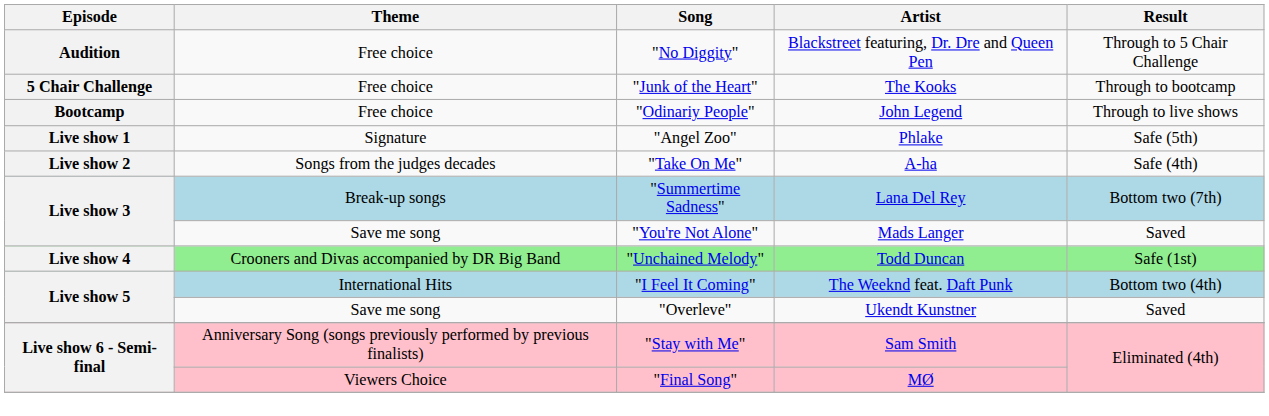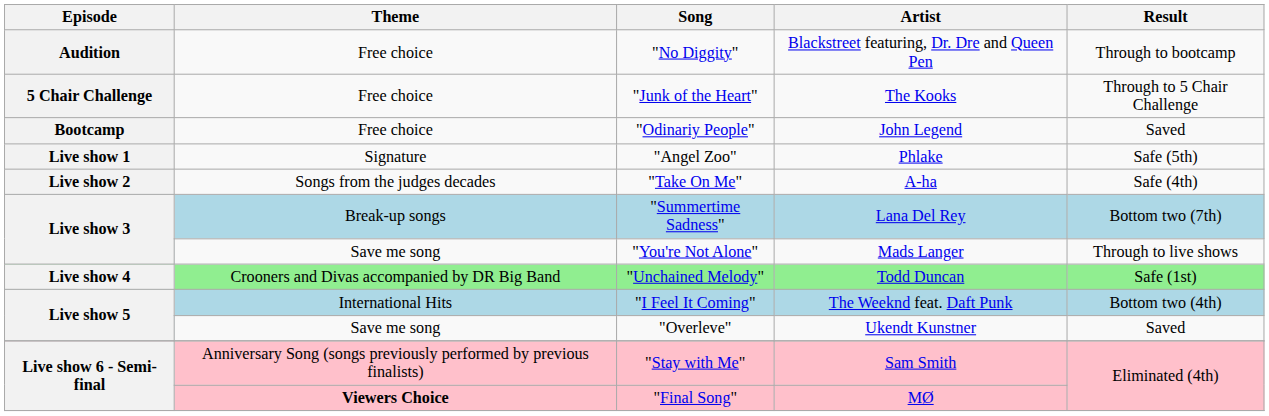(1166, 52) Through to 5 Chair Challenge -> (1166, 52) Through to bootcamp
(1166, 86) Through to bootcamp -> (1166, 95) Through to 5 Chair Challenge
(1166, 112) Through to live shows -> (1166, 130) Saved
(1166, 233) Saved -> (1166, 251) Through to live shows
(395, 379) normal -> (395, 397) bold
